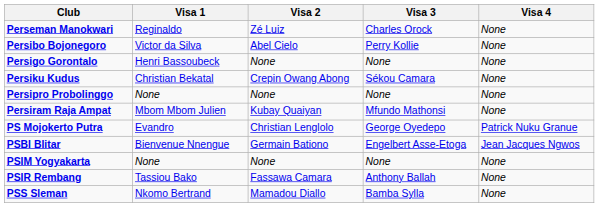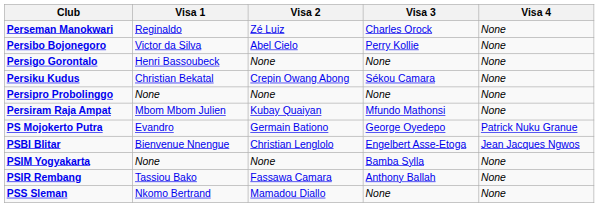(292, 128) Christian Lenglolo -> (289, 128) Germain Bationo
(289, 144) Germain Bationo -> (292, 144) Christian Lenglolo
(378, 161) None -> (395, 161) Bamba Sylla
(395, 194) Bamba Sylla -> (378, 194) None
